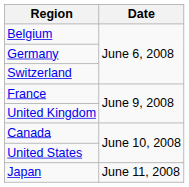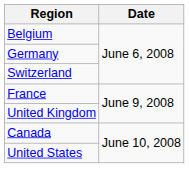- row: (24, 172)
